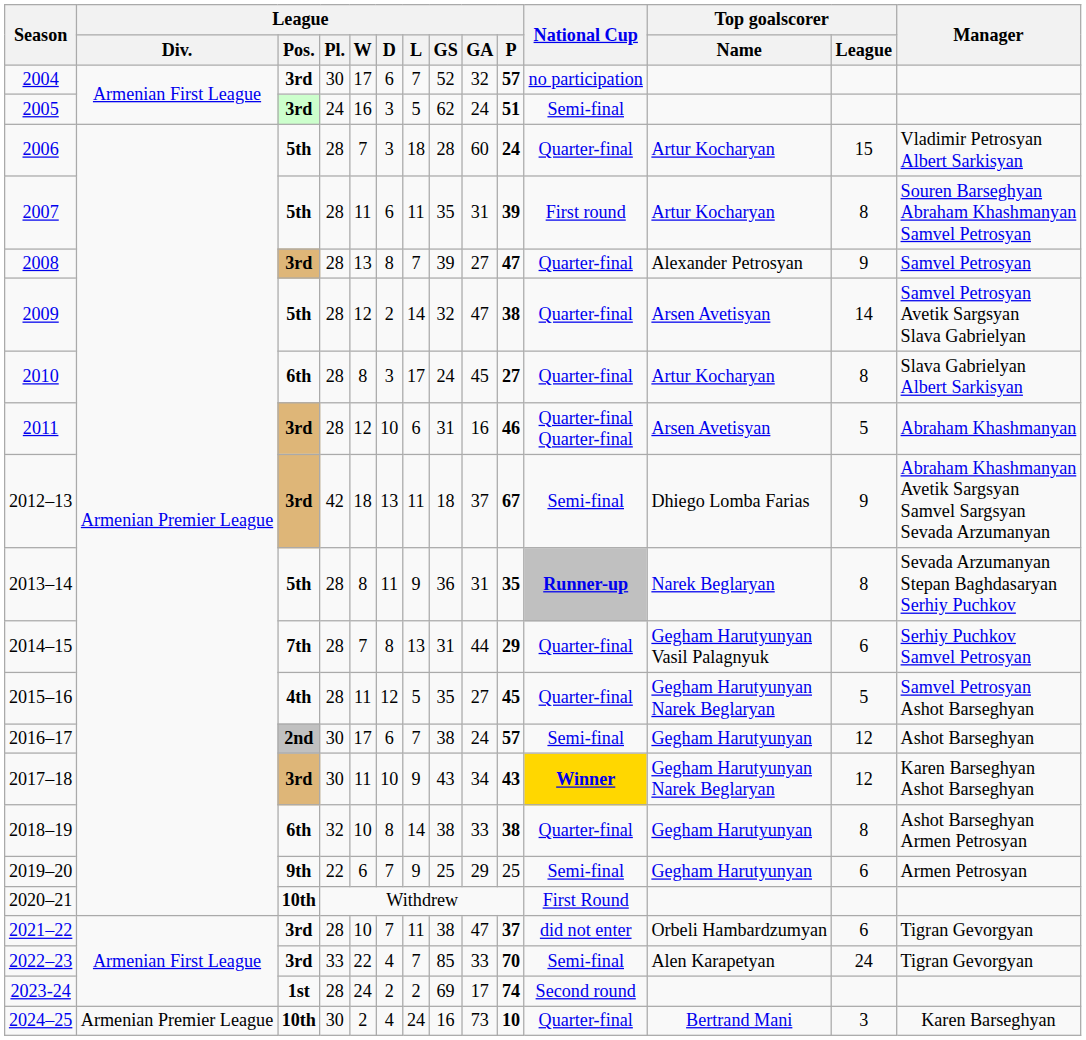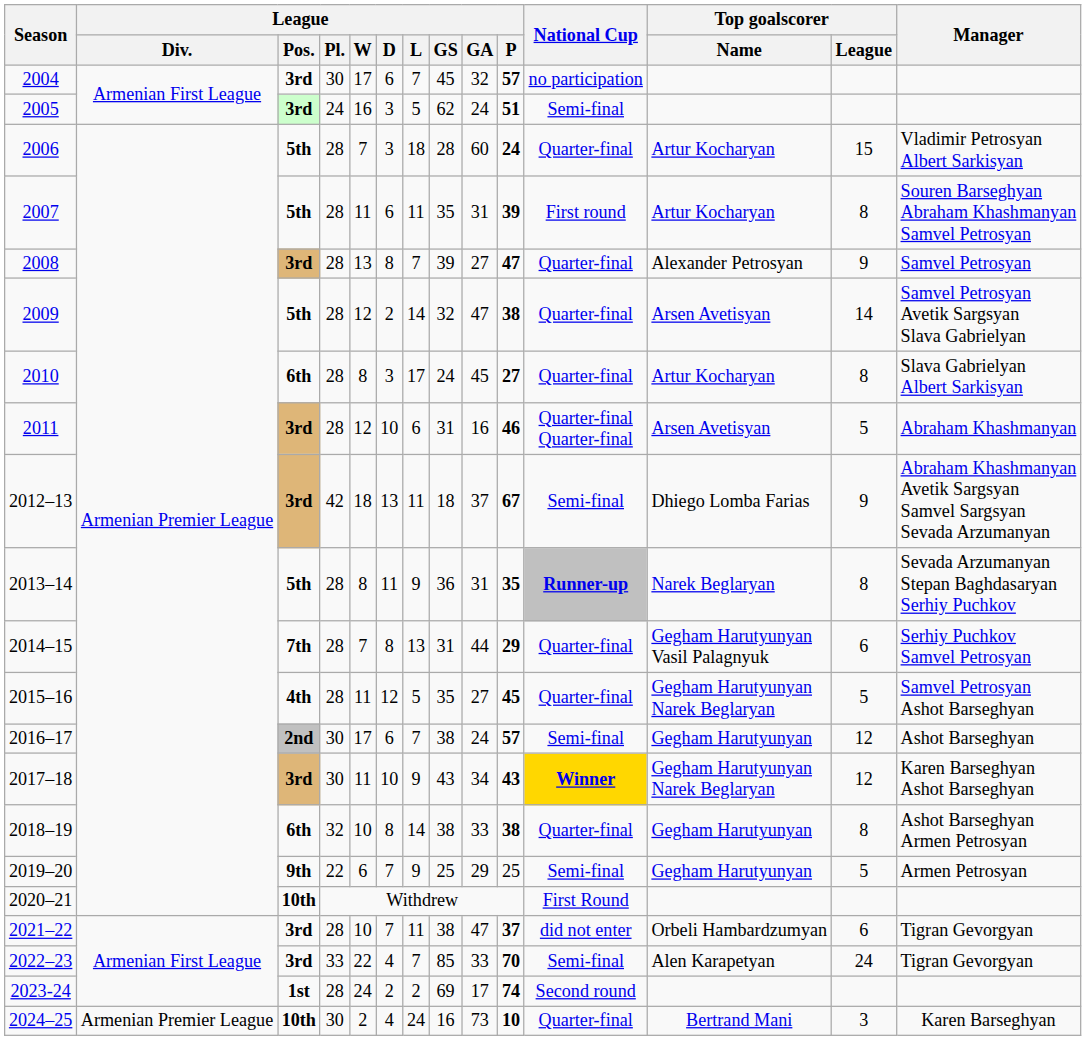(446, 79) 52 -> (446, 79) 45
(864, 871) 6 -> (864, 871) 5
